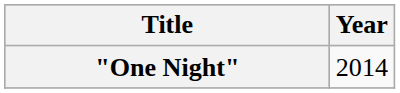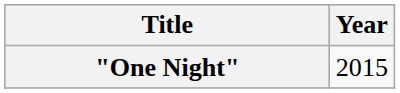(362, 66) 2014 -> (362, 66) 2015
